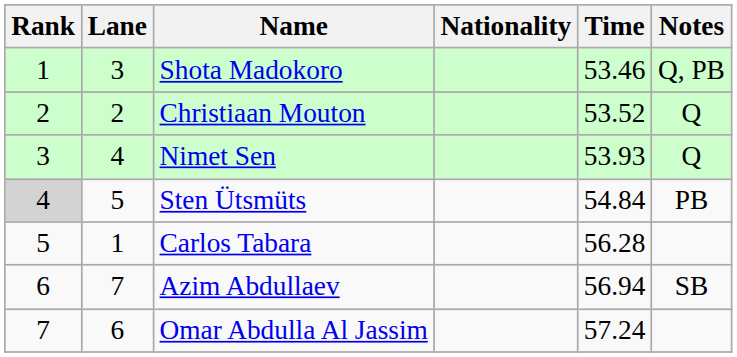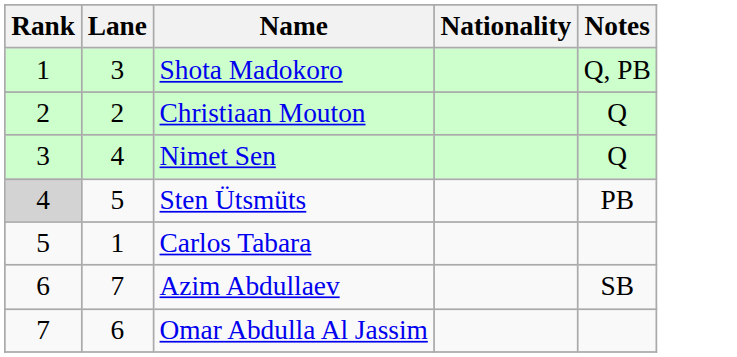- column: (615, 26)
